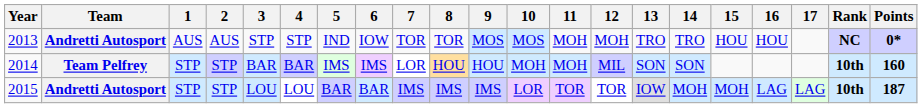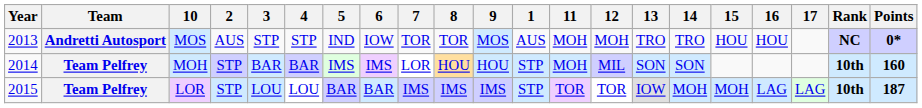columns swapped: (188, 16) <-> (528, 16)
(105, 89) Andretti Autosport -> (105, 89) Team Pelfrey
